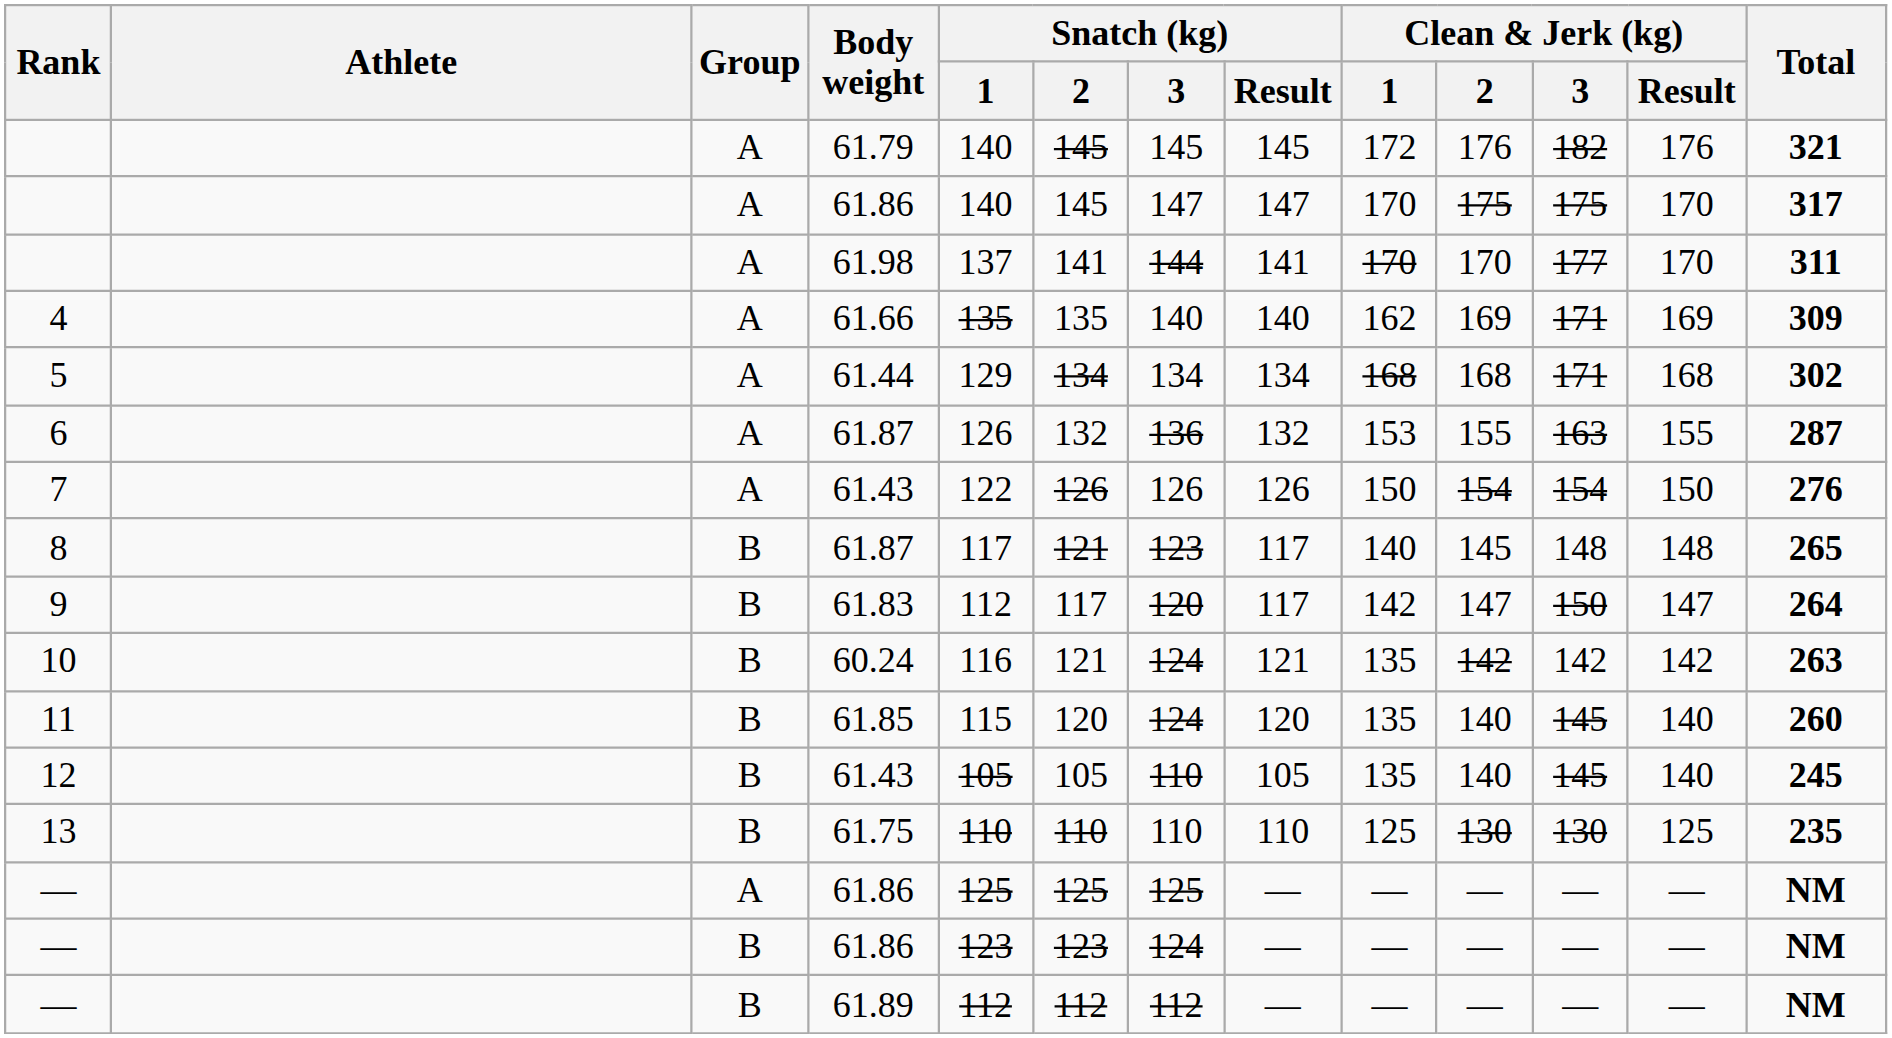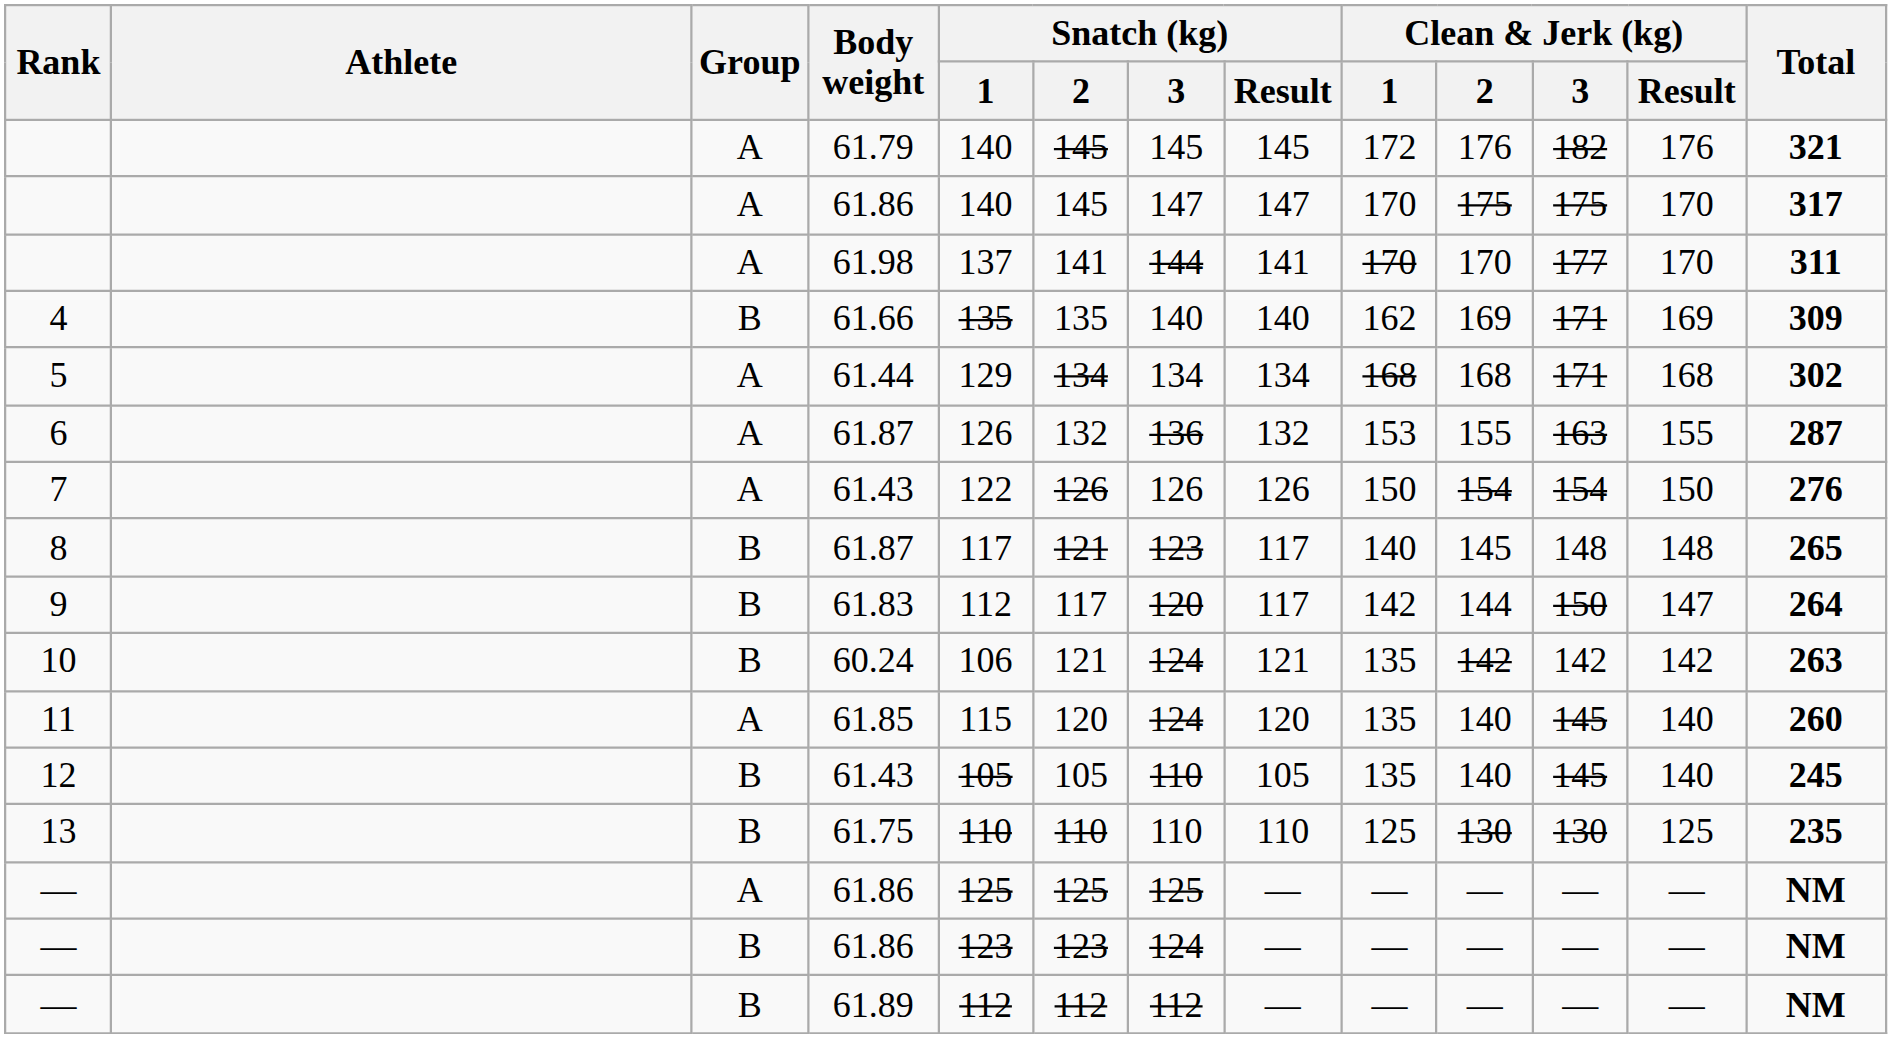(750, 318) A -> (750, 318) B
(1485, 603) 147 -> (1485, 603) 144
(986, 661) 116 -> (986, 661) 106
(750, 718) B -> (750, 718) A
